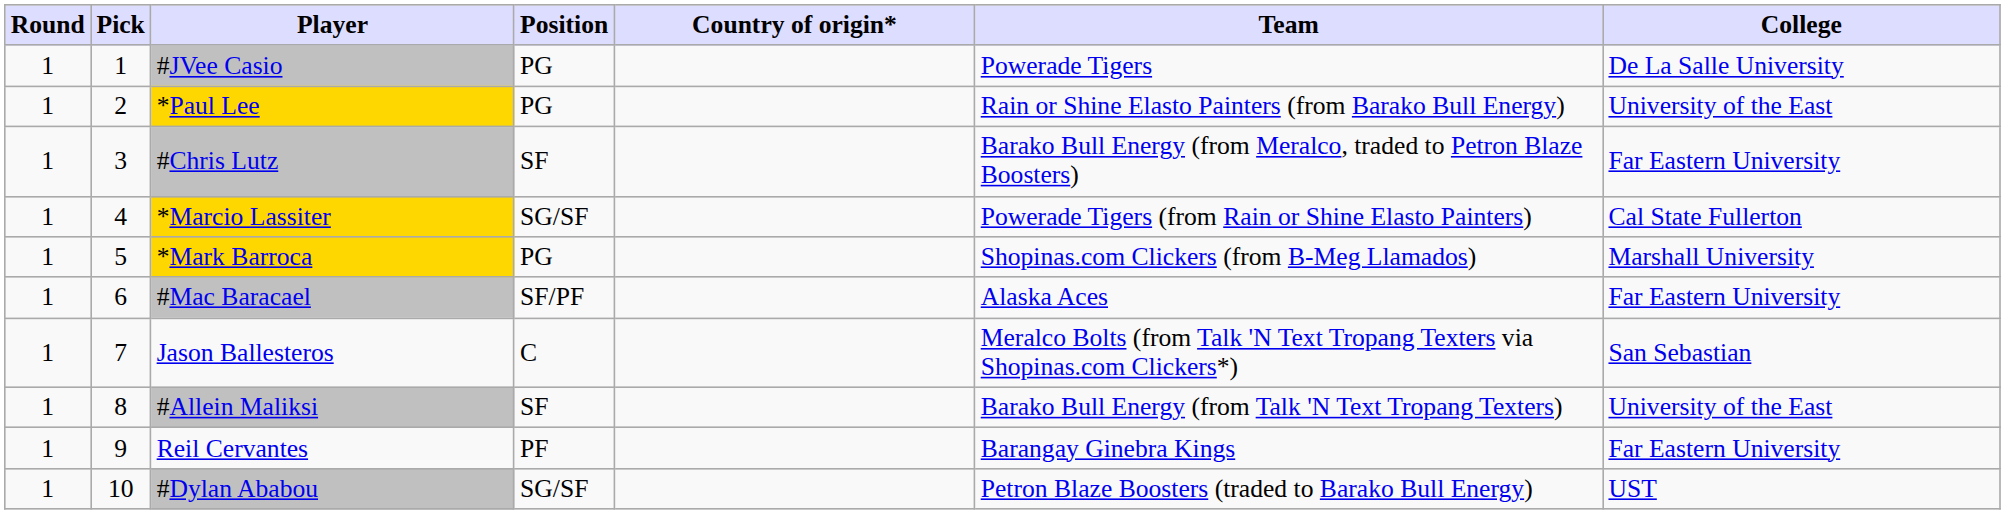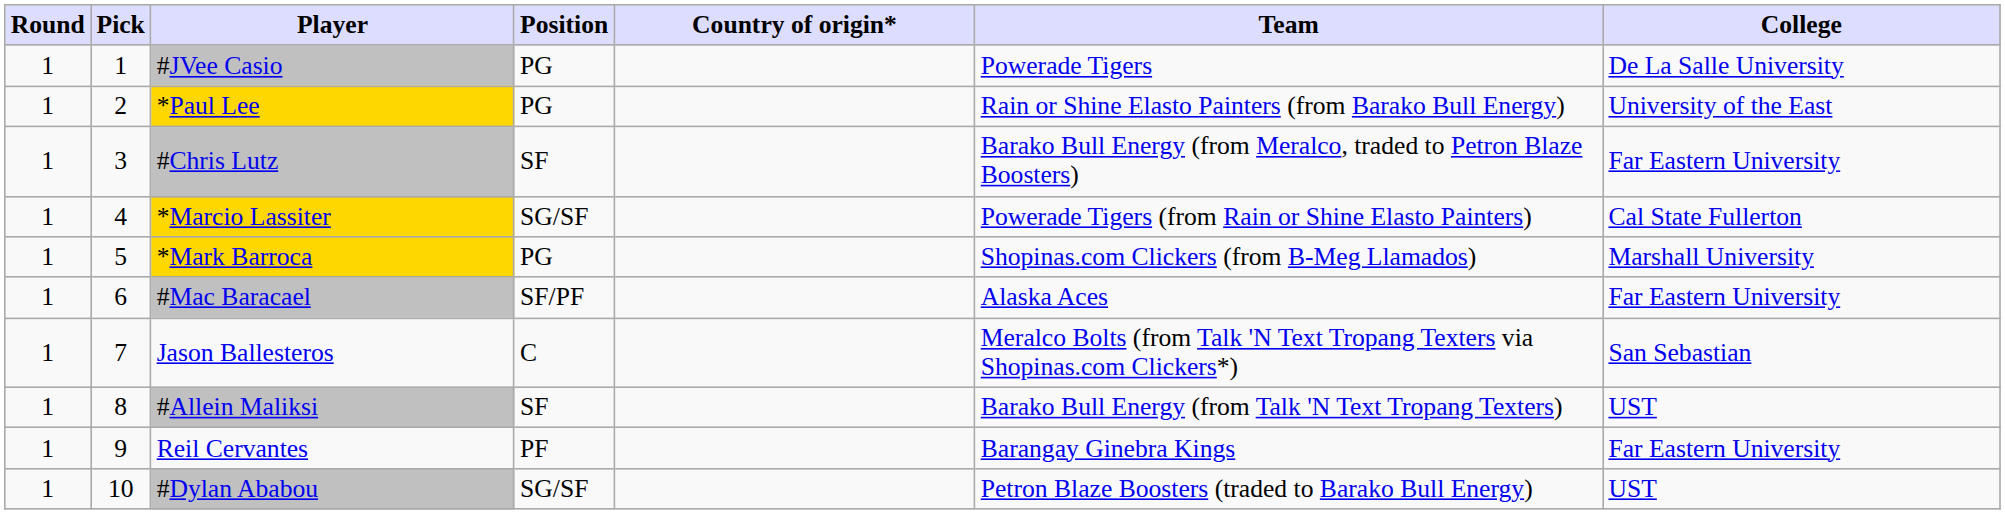(1720, 407) University of the East -> (1633, 407) UST
